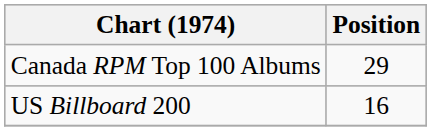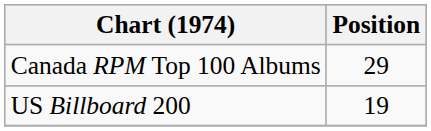(376, 105) 16 -> (376, 105) 19
